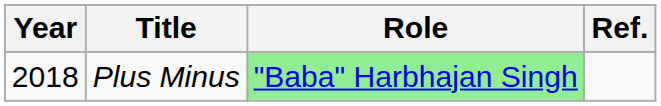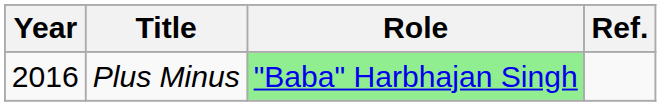(45, 76) 2018 -> (45, 76) 2016
